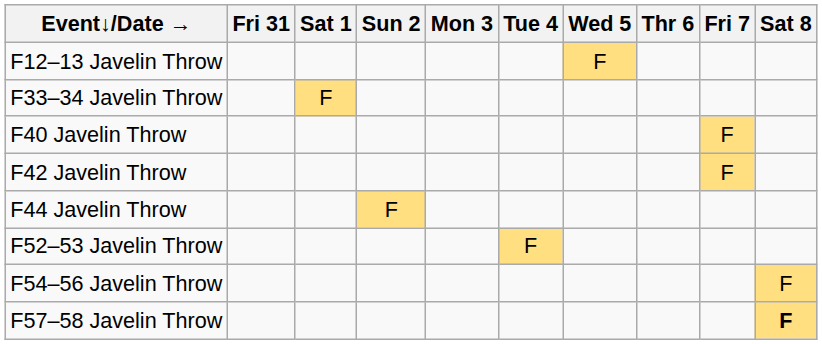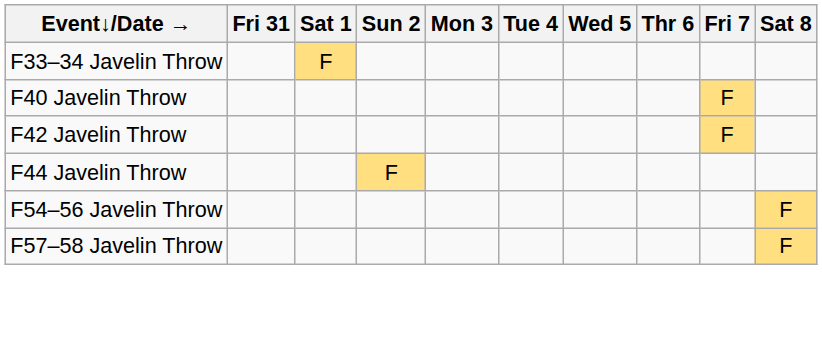- row: (116, 60)
- row: (116, 246)
(786, 320) bold -> (786, 246) normal
